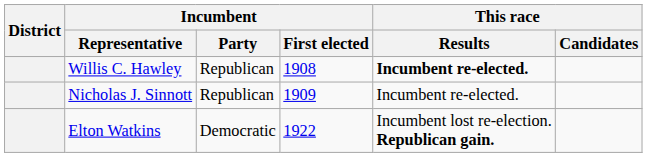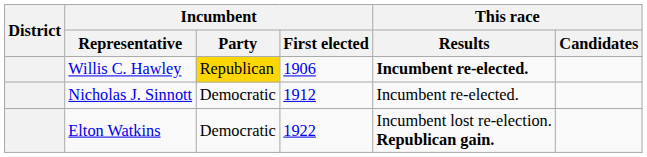(237, 69) no background -> (237, 69) gold background
(300, 69) 1908 -> (300, 69) 1906
(237, 95) Republican -> (238, 95) Democratic
(300, 95) 1909 -> (300, 95) 1912
